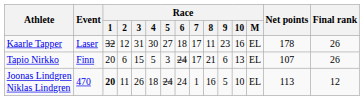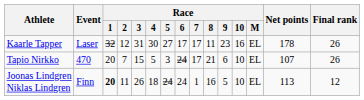(182, 44) 18 -> (182, 44) 17
(85, 60) Finn -> (84, 60) 470
(125, 60) 6 -> (125, 60) 7
(240, 60) 13 -> (240, 60) 10
(84, 82) 470 -> (85, 82) Finn
